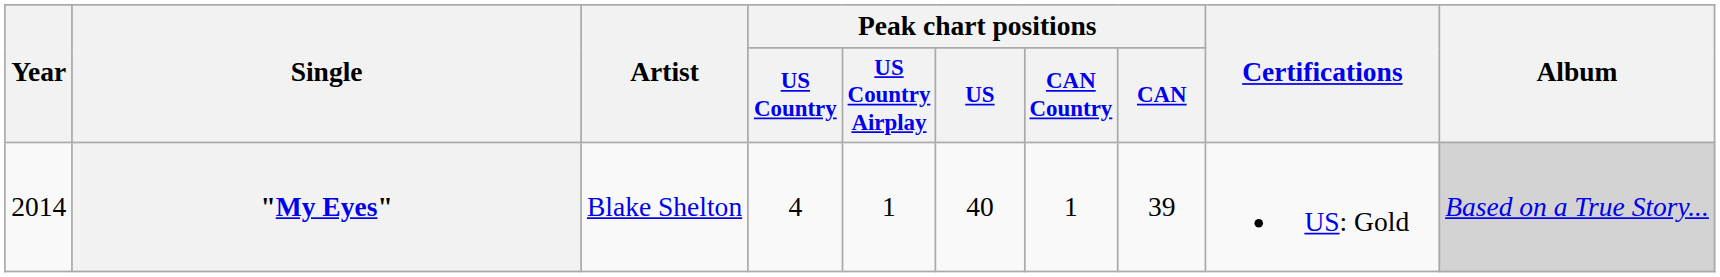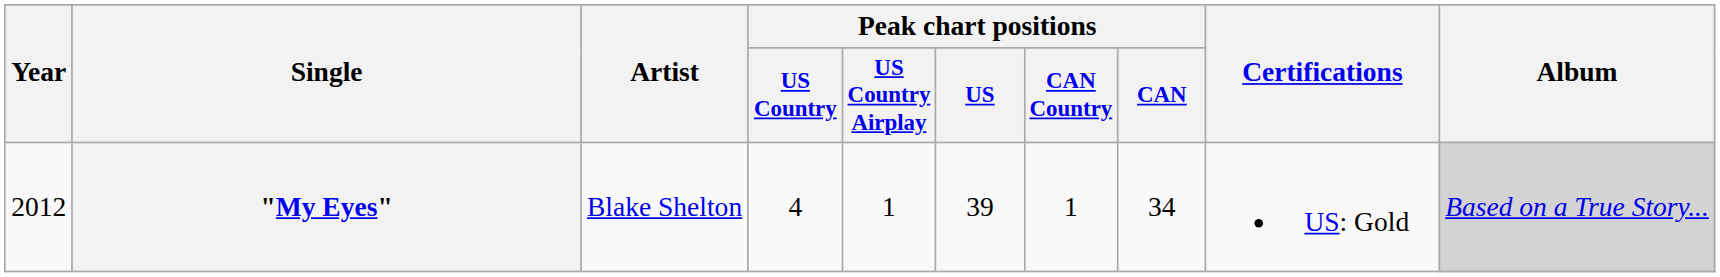(39, 206) 2014 -> (39, 206) 2012
(980, 206) 40 -> (980, 206) 39
(1162, 206) 39 -> (1162, 206) 34
